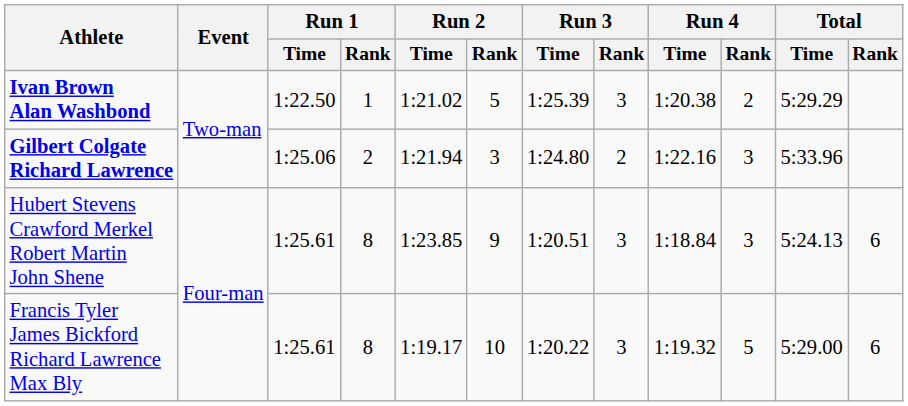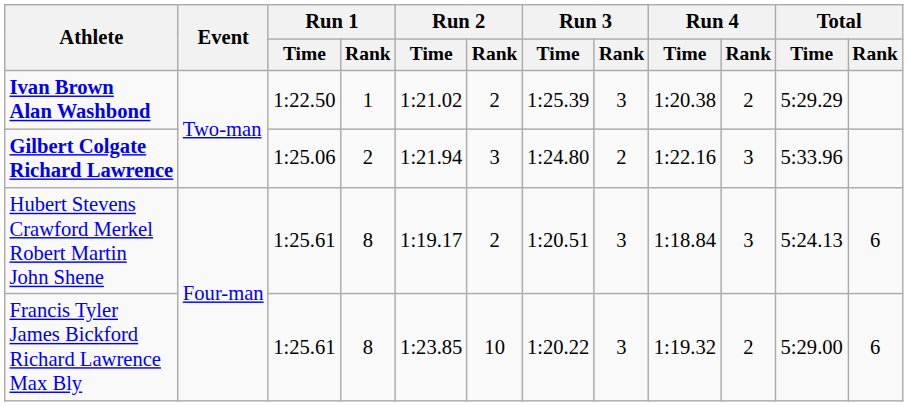(495, 100) 5 -> (495, 100) 2
(431, 240) 1:23.85 -> (431, 240) 1:19.17
(495, 240) 9 -> (495, 240) 2
(431, 347) 1:19.17 -> (431, 347) 1:23.85
(748, 347) 5 -> (748, 347) 2
